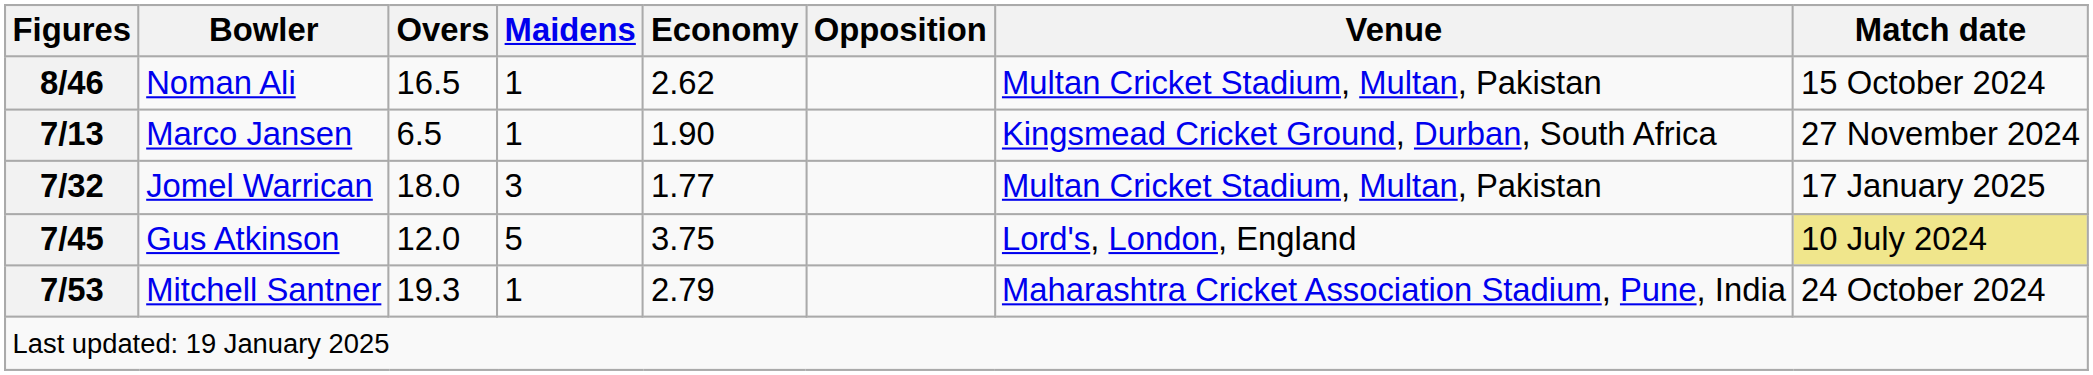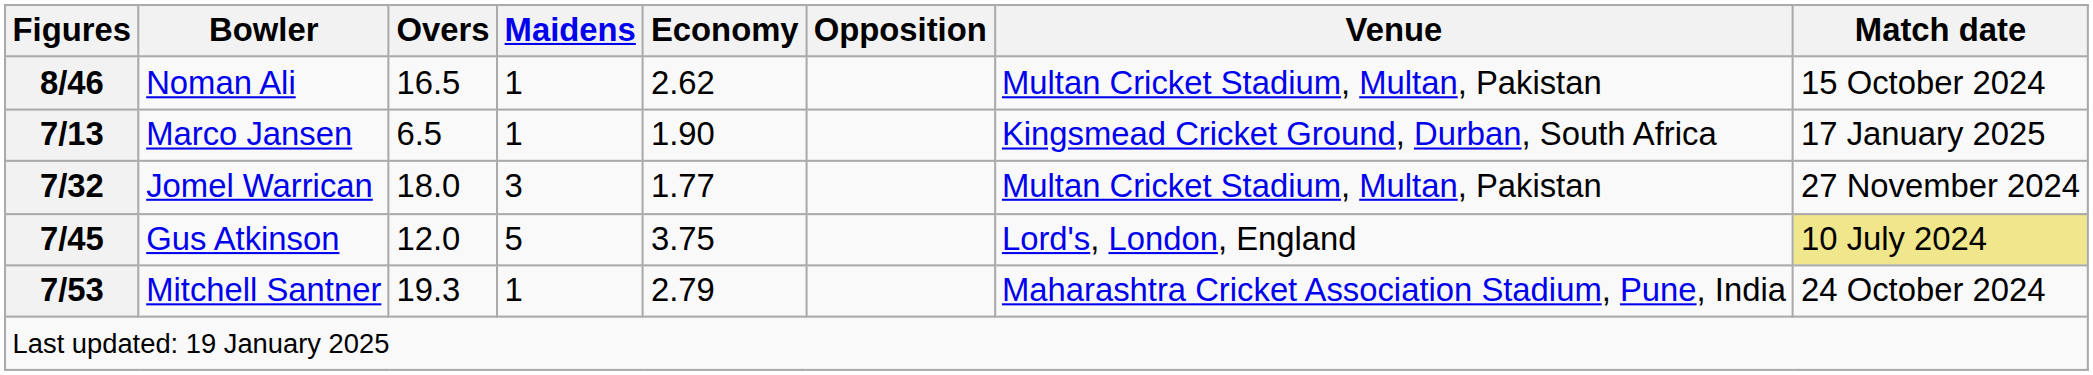(1941, 134) 27 November 2024 -> (1923, 134) 17 January 2025
(1923, 186) 17 January 2025 -> (1941, 186) 27 November 2024
